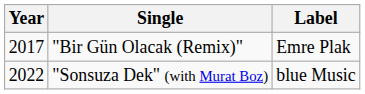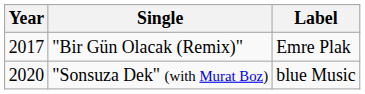(26, 74) 2022 -> (26, 74) 2020
